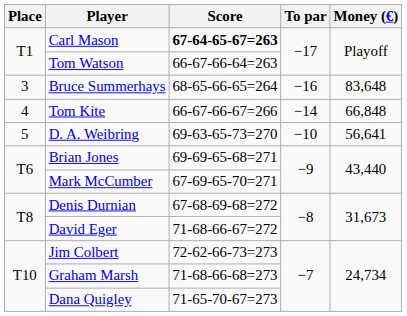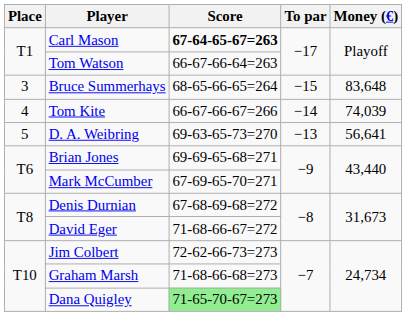(305, 87) −16 -> (305, 87) −15
(366, 110) 66,848 -> (366, 110) 74,039
(305, 134) −10 -> (305, 134) −13
(225, 299) no background -> (225, 299) lightgreen background
